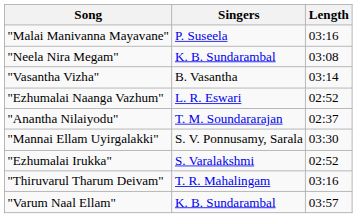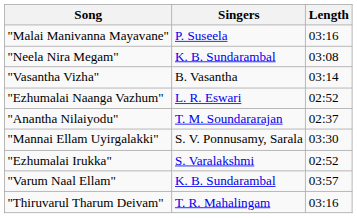rows swapped: (86, 181) <-> (62, 202)
